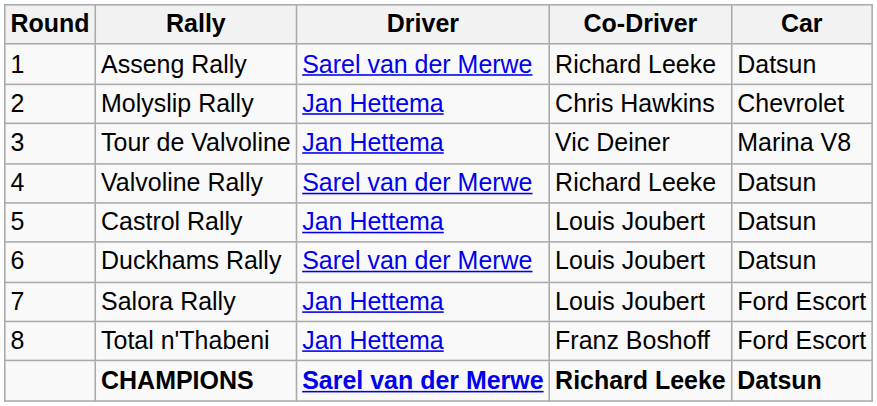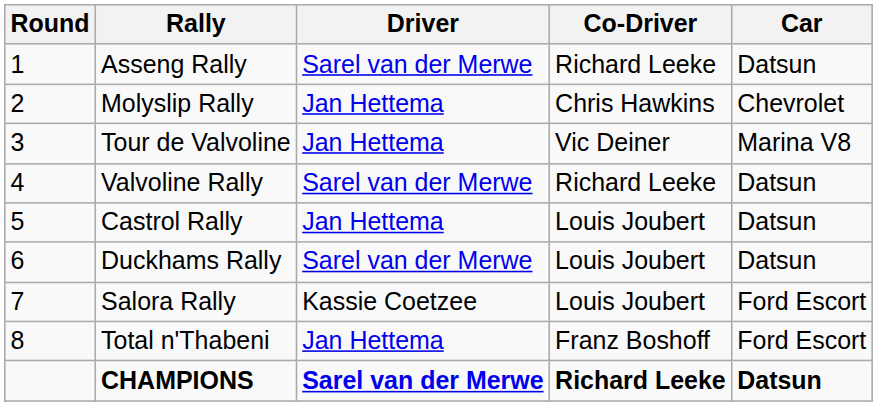(373, 301) Jan Hettema -> (390, 301) Kassie Coetzee
